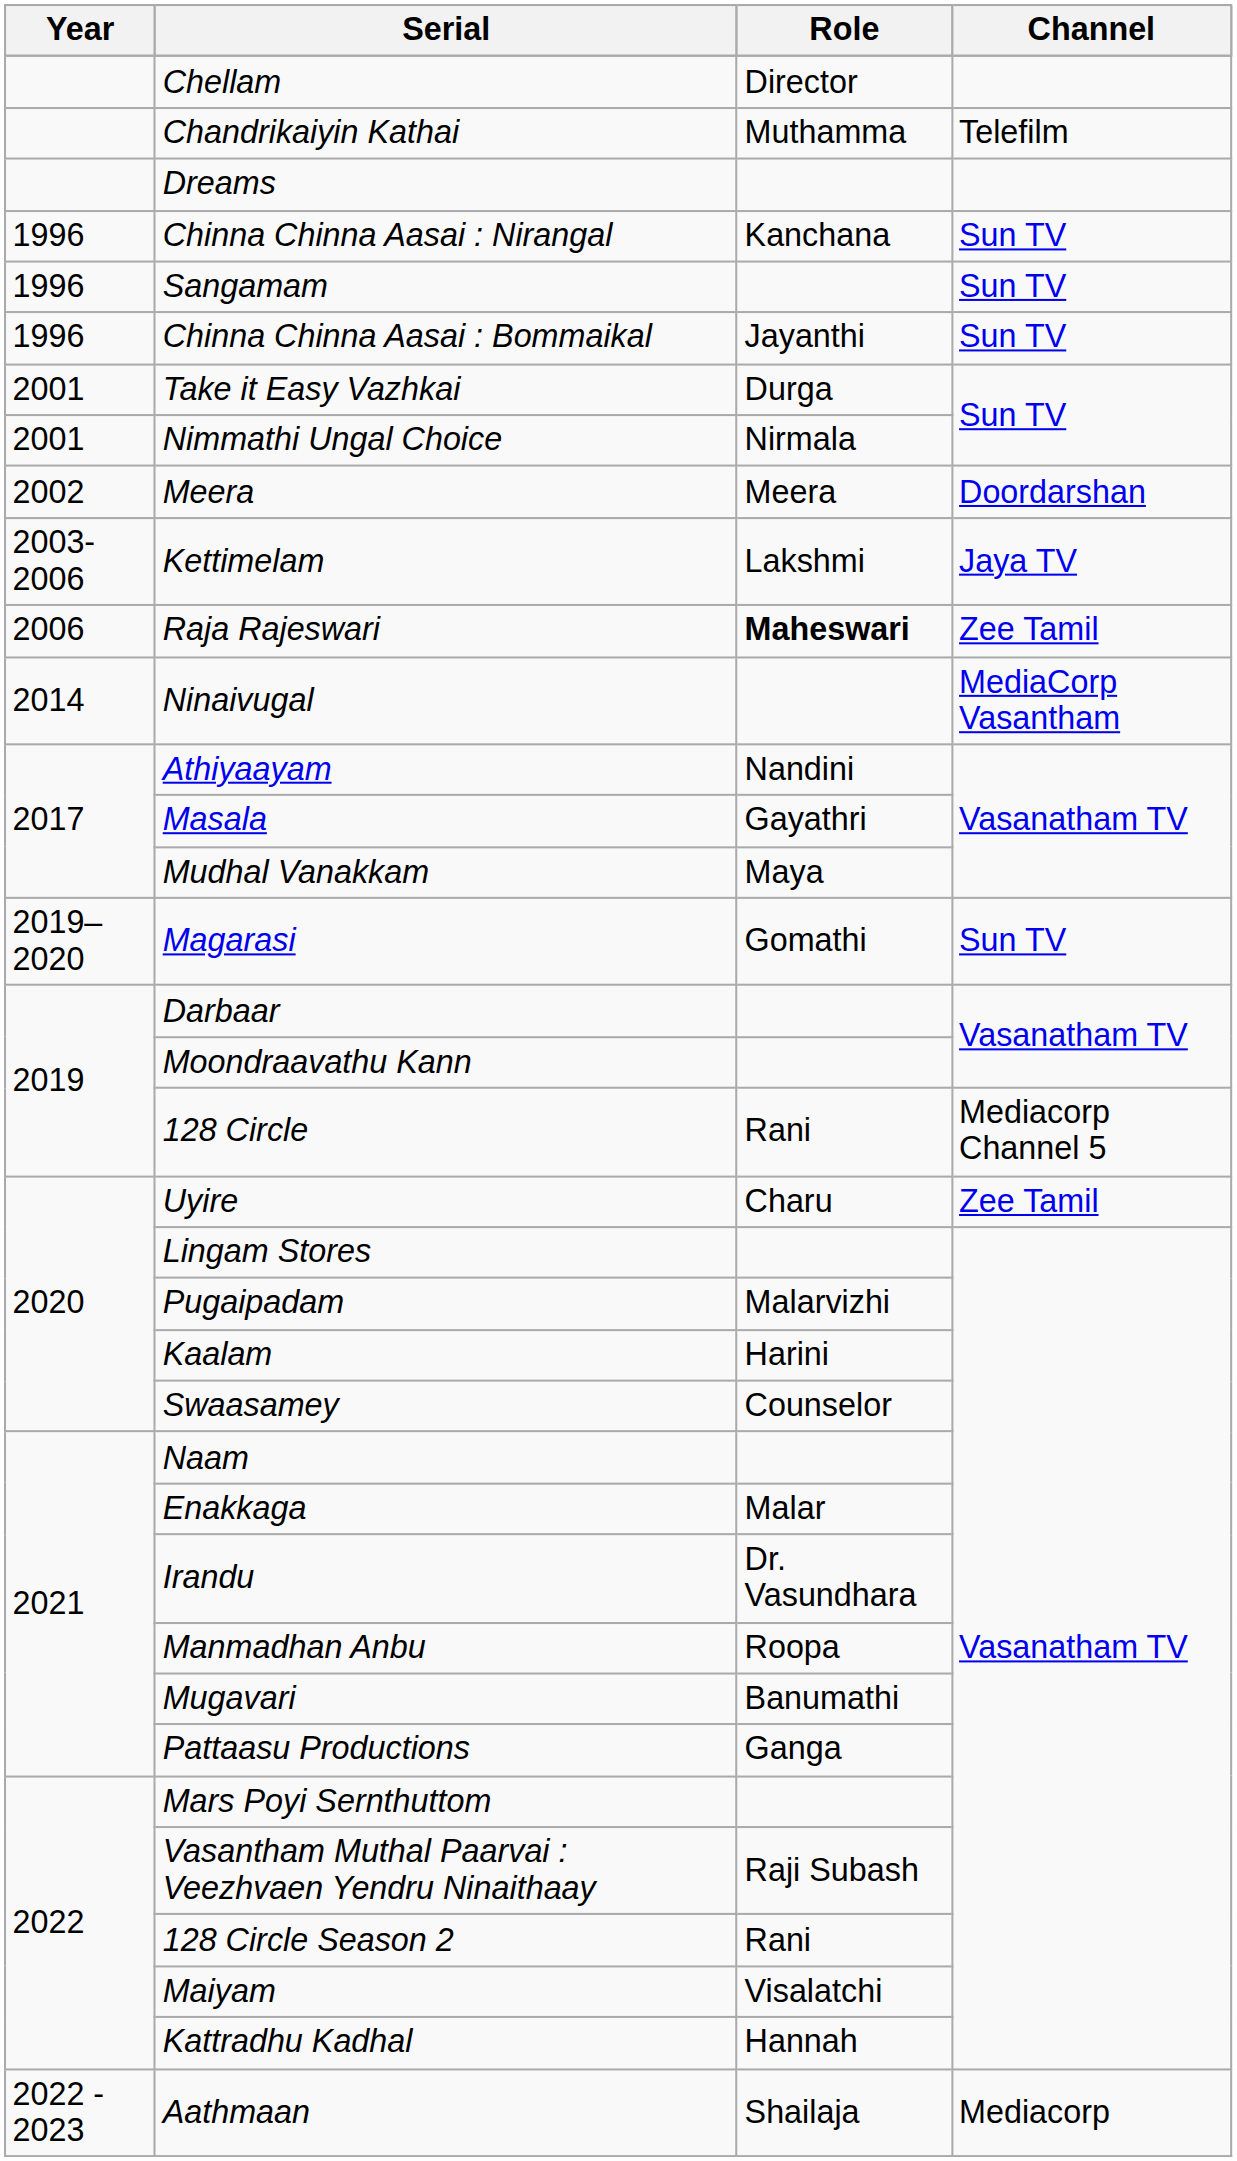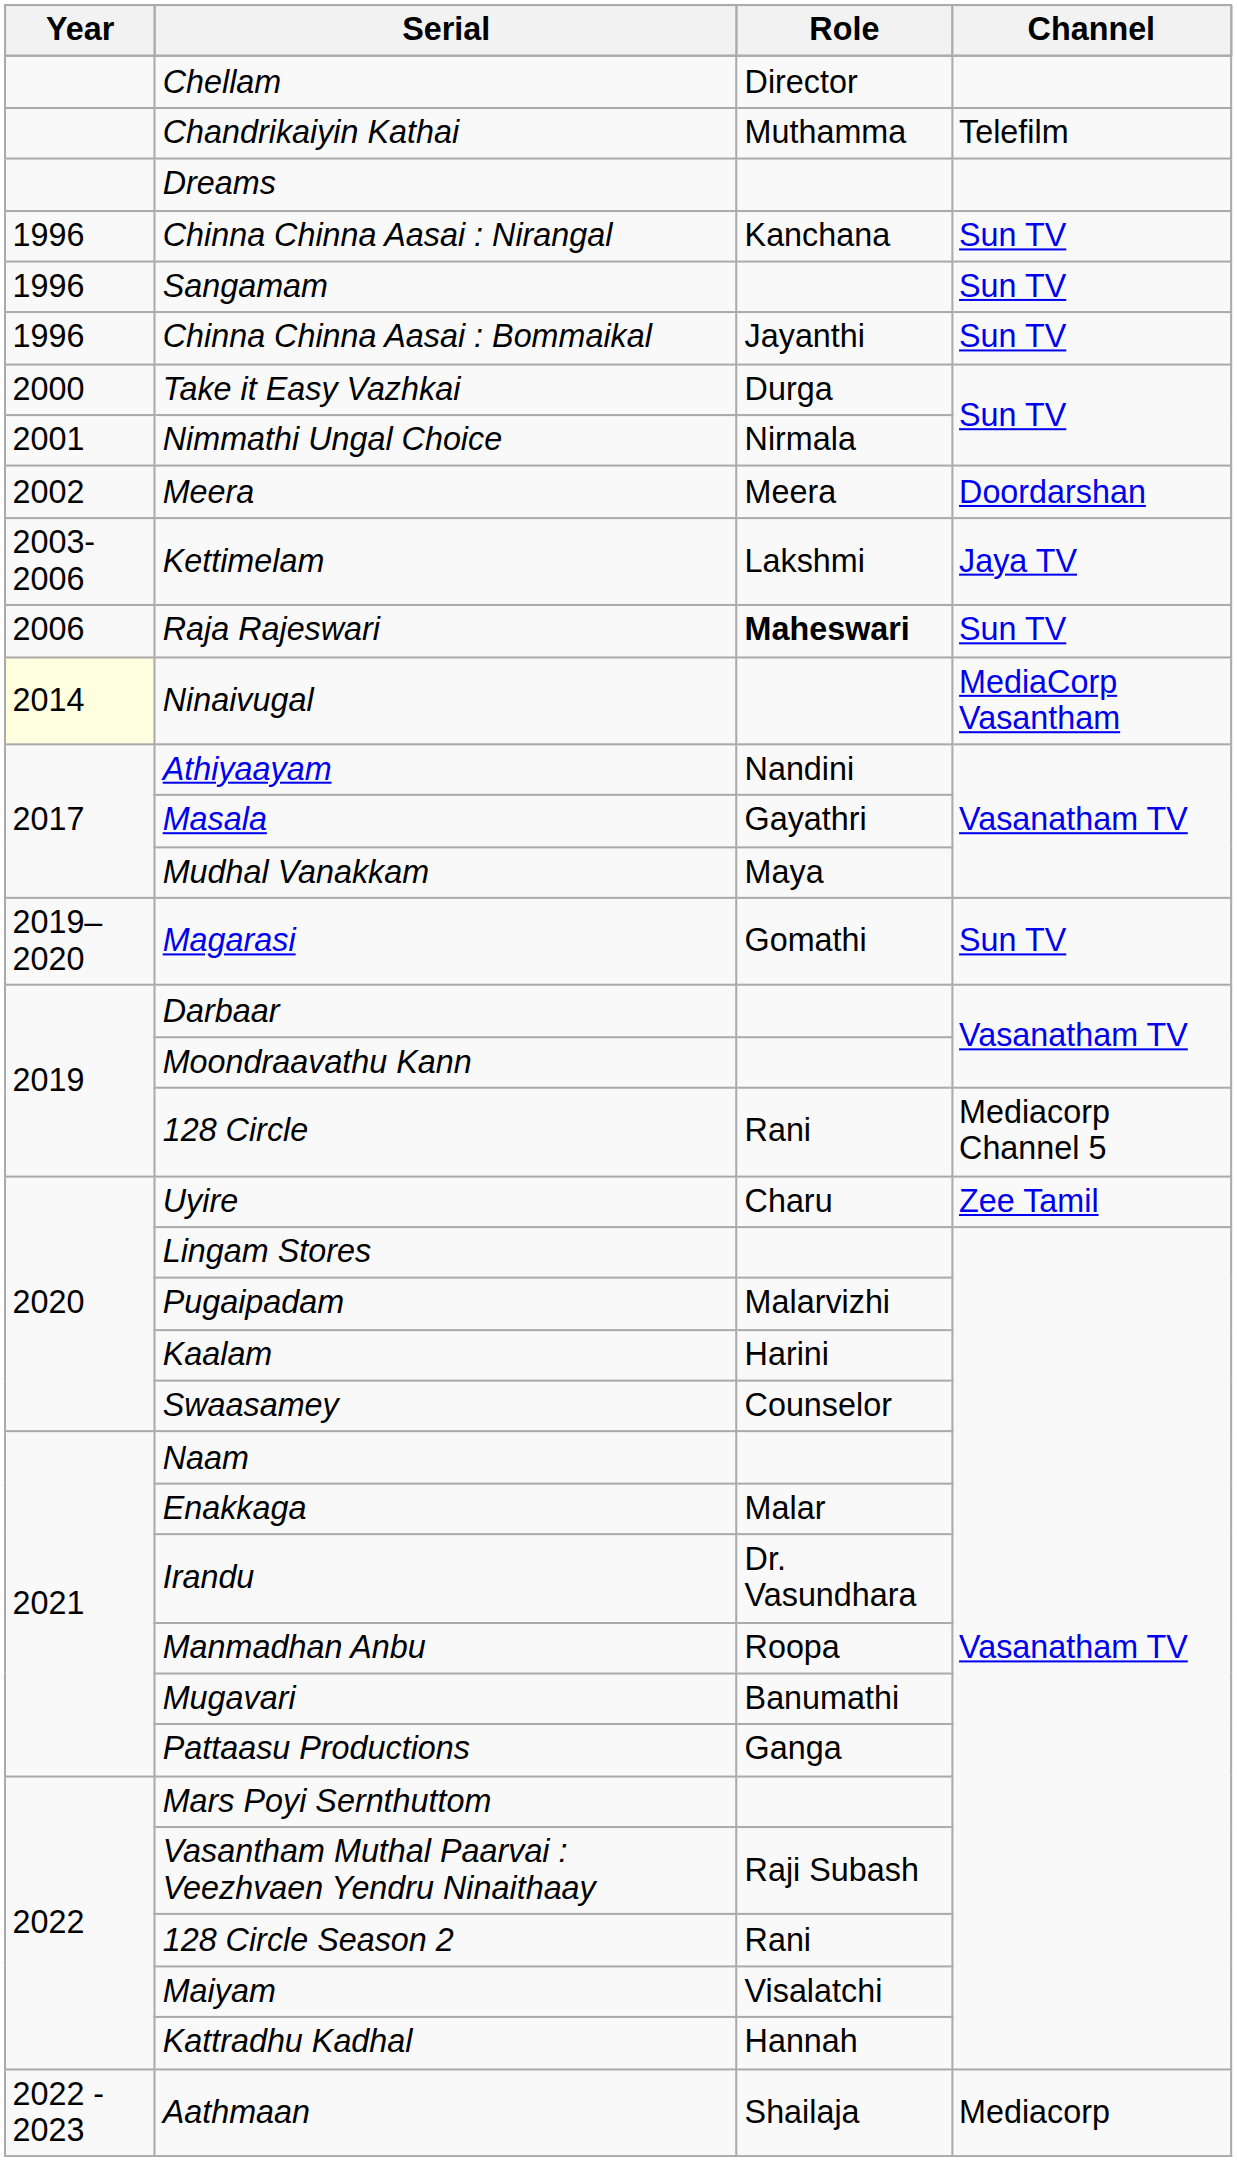(48, 388) 2001 -> (48, 388) 2000
(1029, 630) Zee Tamil -> (1013, 630) Sun TV
(48, 699) no background -> (48, 699) lightyellow background
